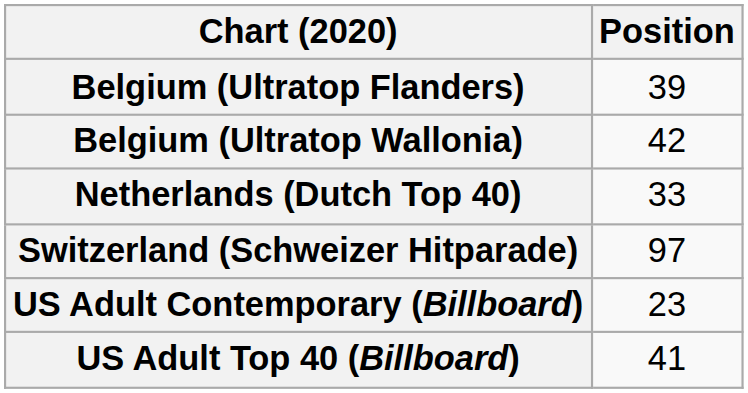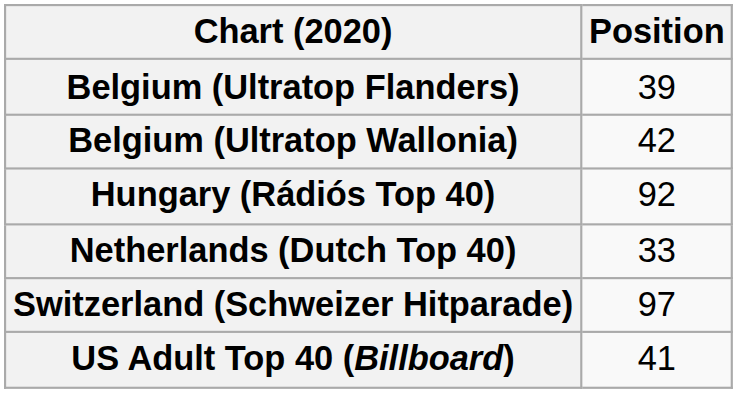+ row: (293, 195)
- row: (298, 304)
